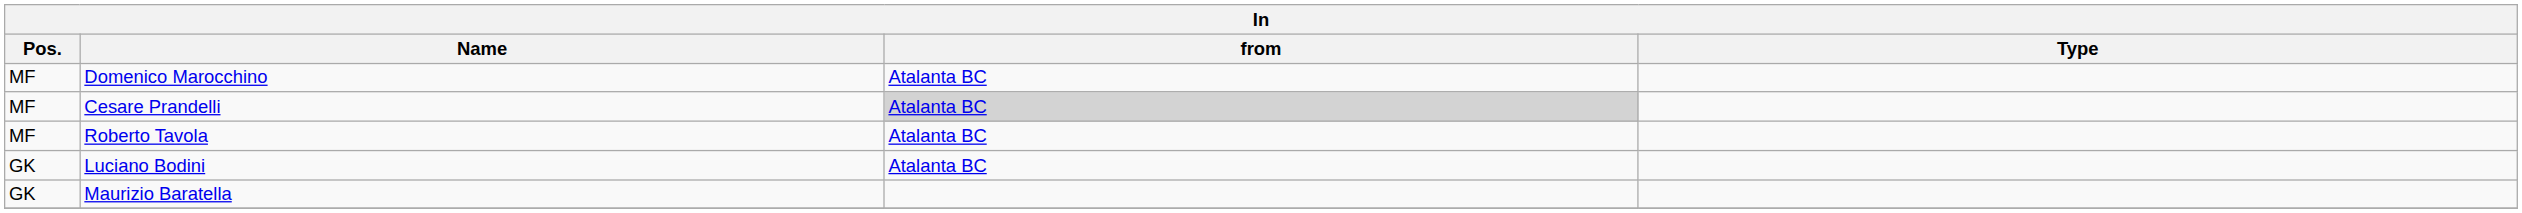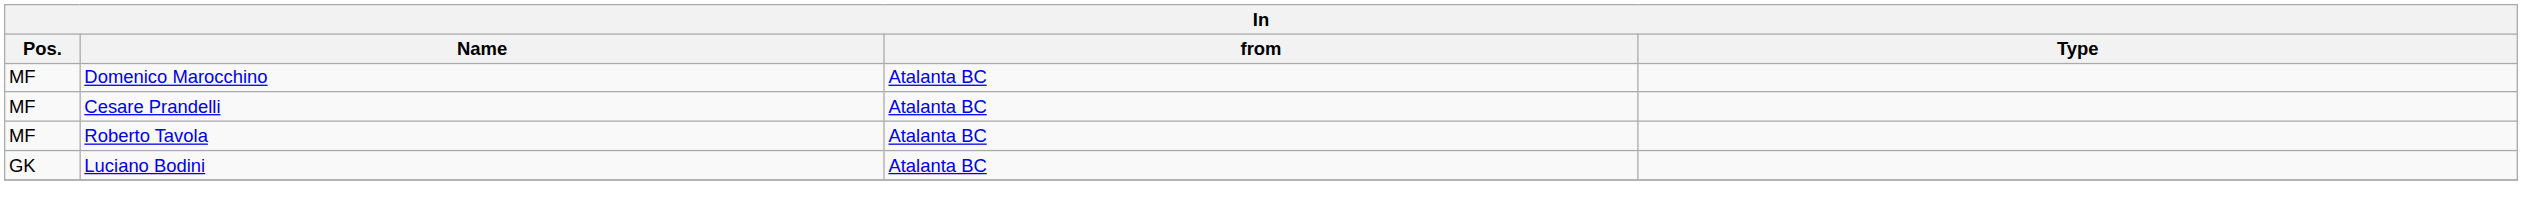(938, 107) lightgrey background -> (938, 107) no background
- row: (158, 194)
